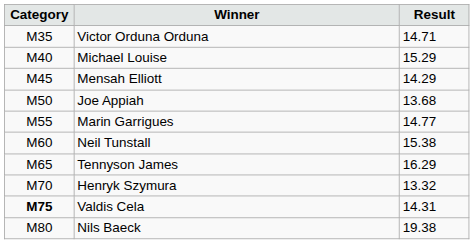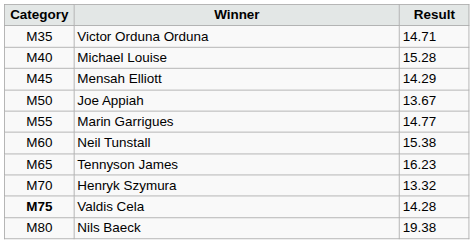(419, 57) 15.29 -> (419, 57) 15.28
(419, 100) 13.68 -> (419, 100) 13.67
(419, 164) 16.29 -> (419, 164) 16.23
(419, 206) 14.31 -> (419, 206) 14.28
